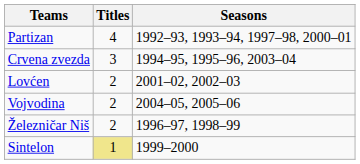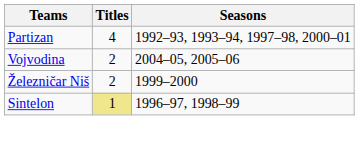- row: (49, 59)
- row: (29, 81)
(188, 125) 1996–97, 1998–99 -> (166, 81) 1999–2000
(167, 147) 1999–2000 -> (187, 103) 1996–97, 1998–99
